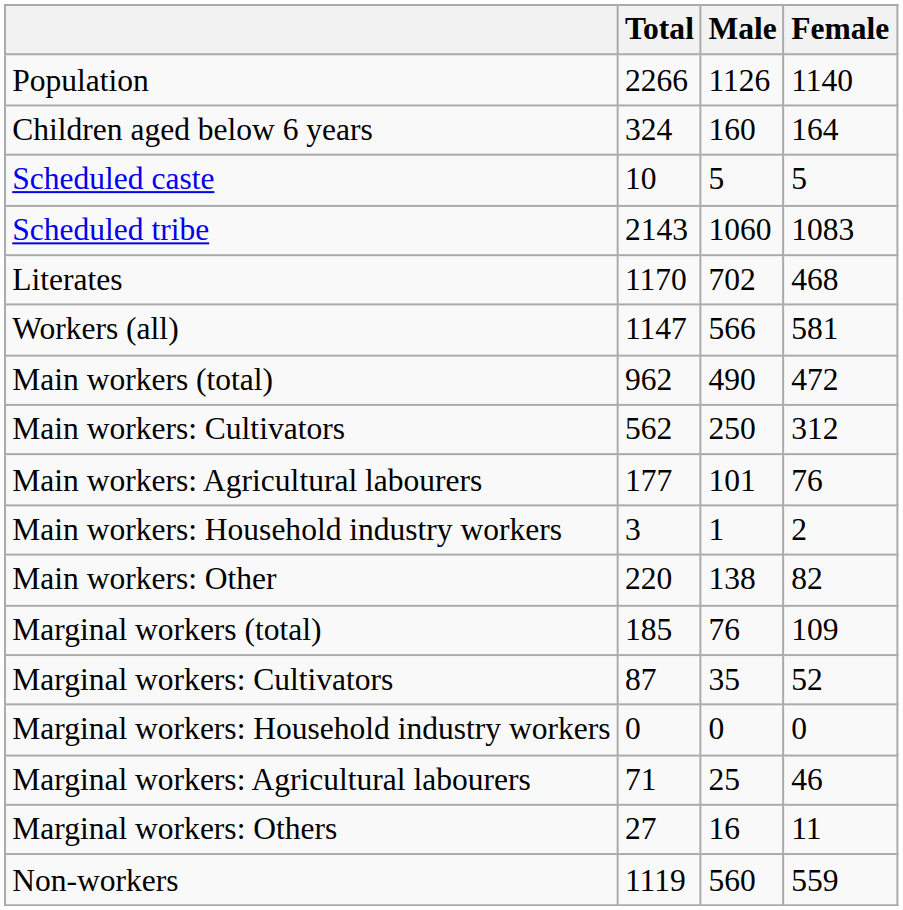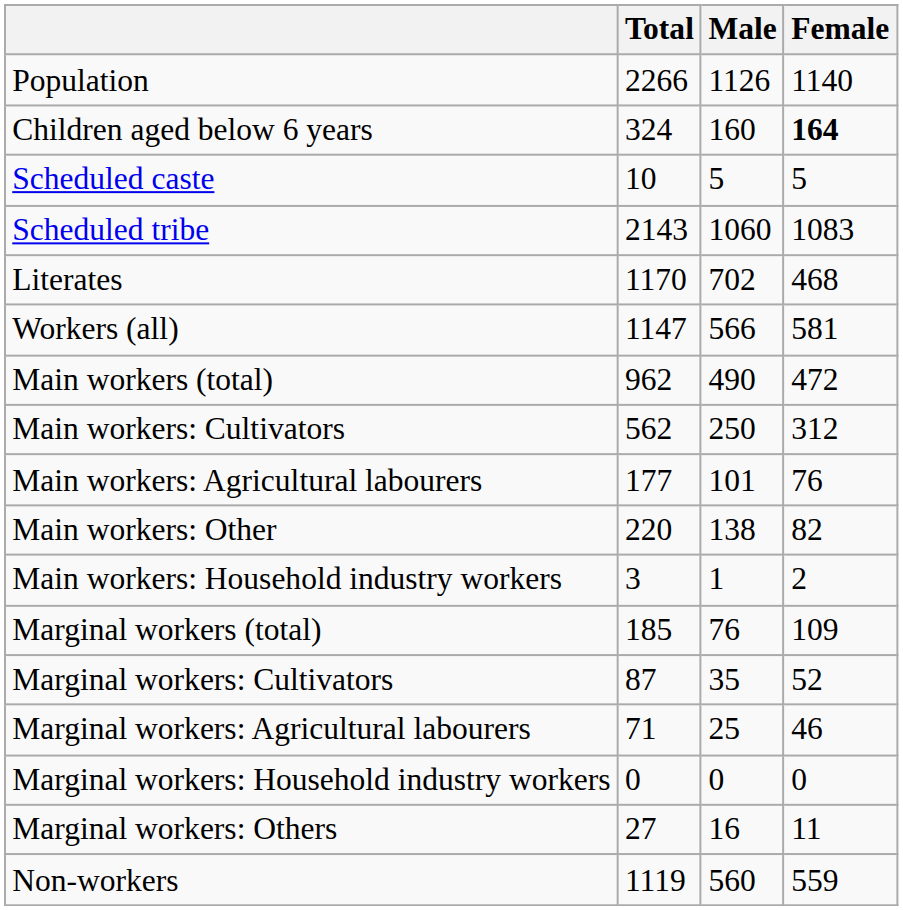(815, 129) normal -> (815, 129) bold
rows swapped: (287, 529) <-> (144, 579)
rows swapped: (271, 779) <-> (311, 729)
